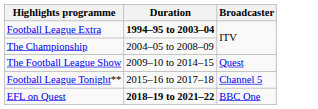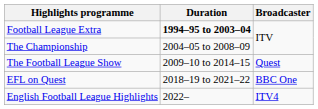- row: (64, 79)
(170, 96) bold -> (206, 79) normal
+ row: (82, 96)
